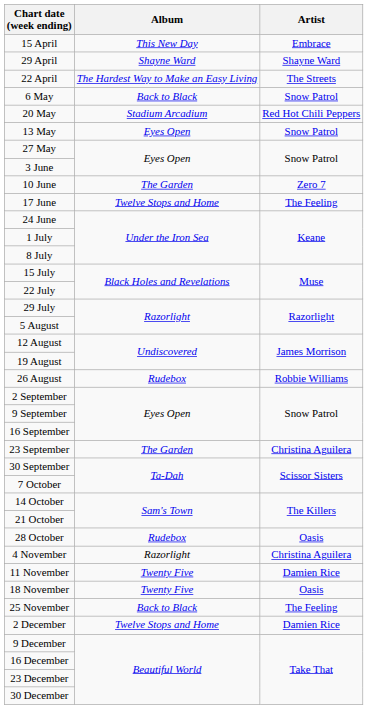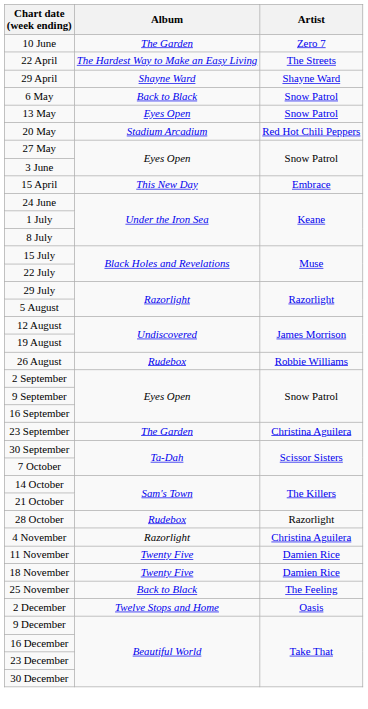rows swapped: (39, 43) <-> (39, 184)
rows swapped: (39, 78) <-> (39, 60)
rows swapped: (39, 131) <-> (39, 113)
- row: (39, 201)
(311, 536) Oasis -> (311, 519) Razorlight
(311, 589) Oasis -> (311, 572) Damien Rice
(311, 624) Damien Rice -> (311, 607) Oasis
